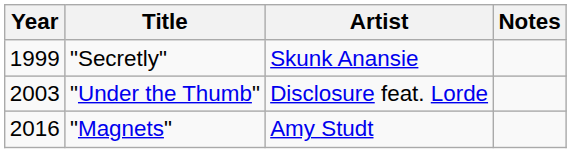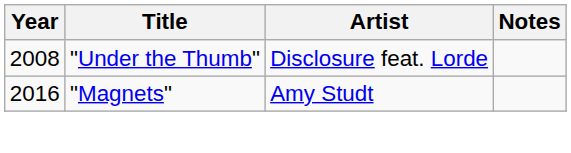- row: (118, 57)
(35, 93) 2003 -> (35, 57) 2008
